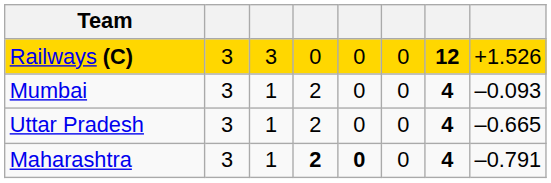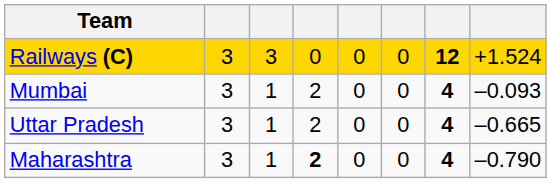(508, 56) +1.526 -> (508, 56) +1.524
(359, 159) bold -> (359, 159) normal
(508, 159) –0.791 -> (508, 159) –0.790
